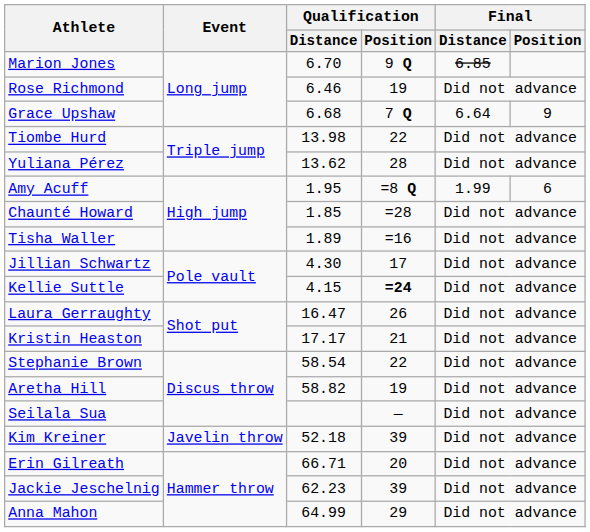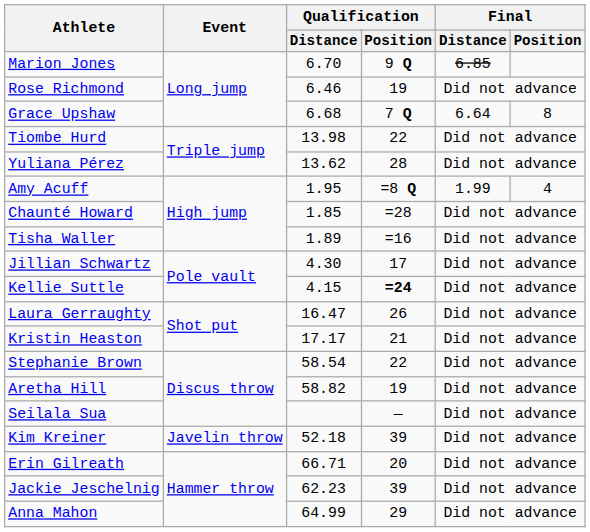(548, 114) 9 -> (548, 114) 8
(548, 189) 6 -> (548, 189) 4
